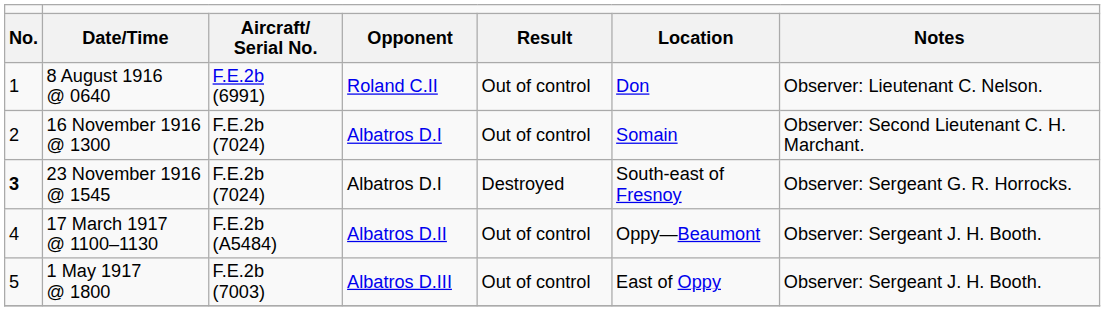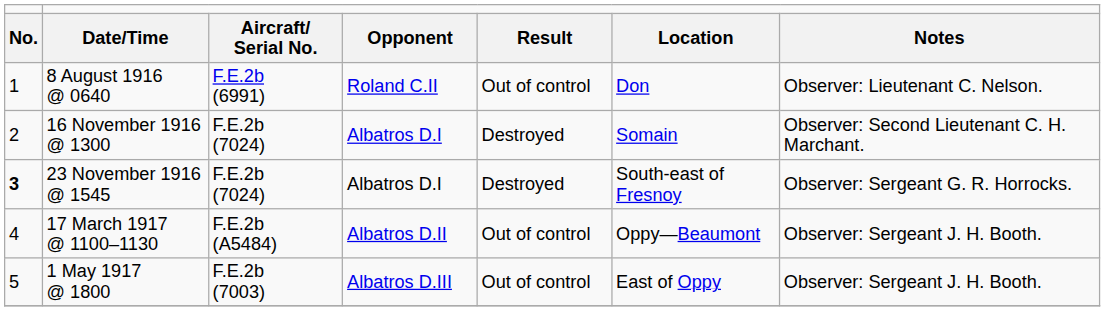(536, 136) Out of control -> (523, 136) Destroyed
